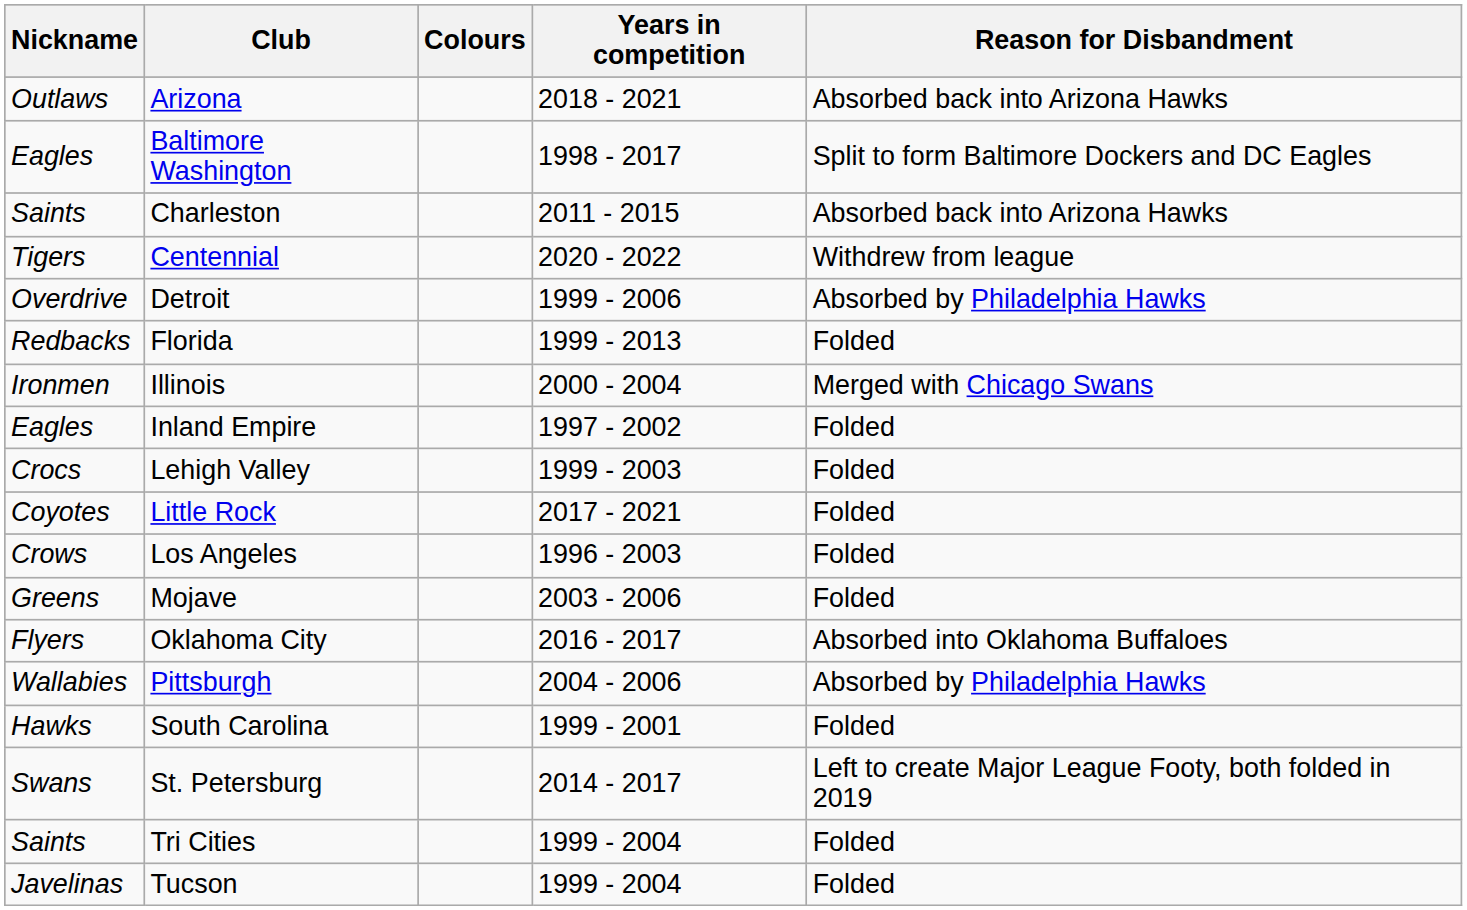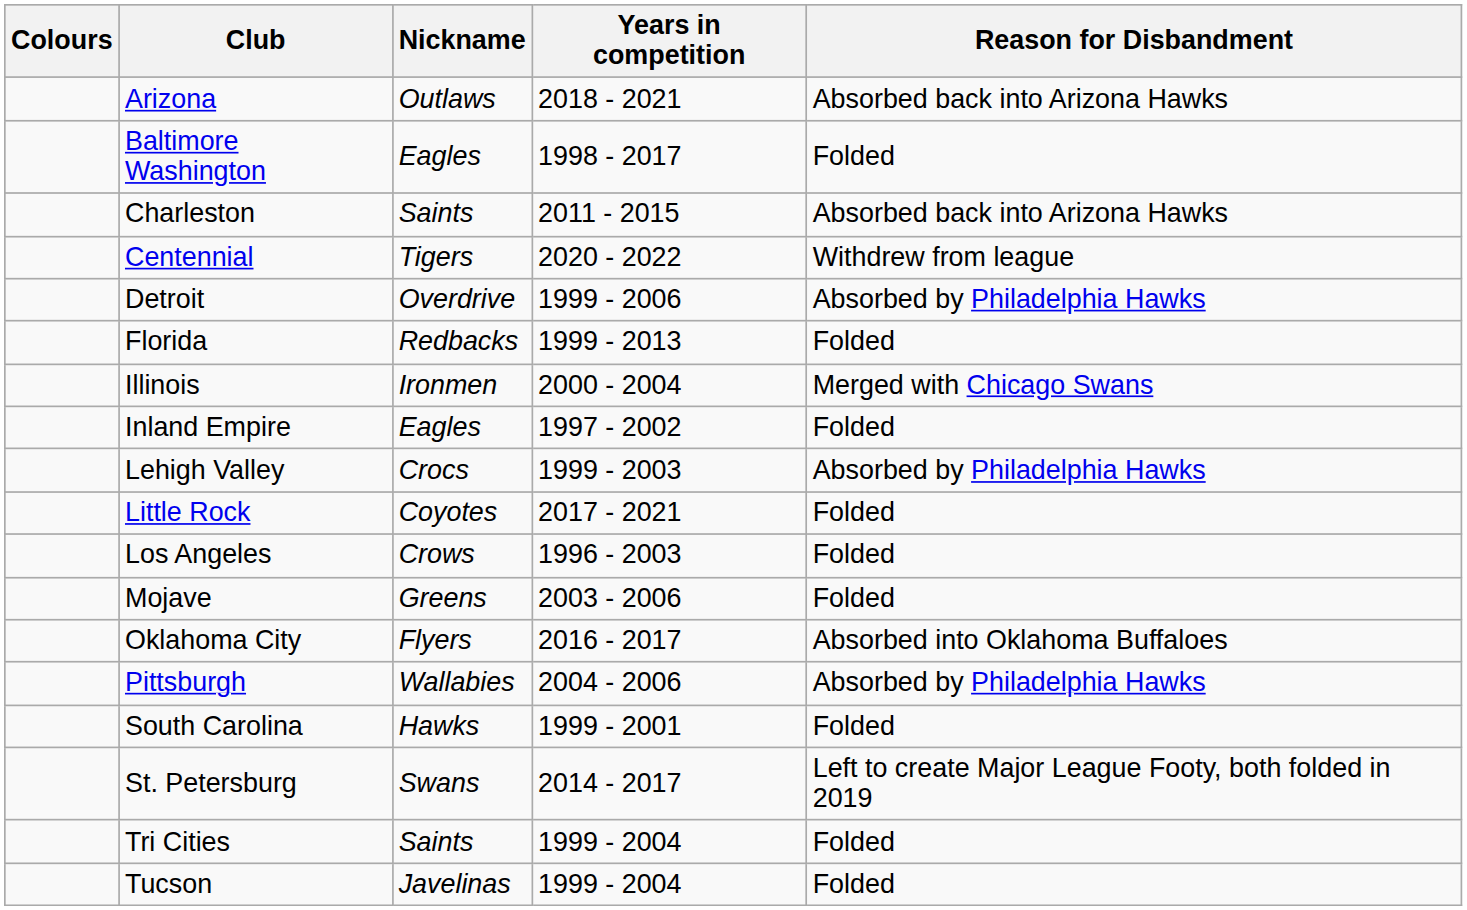columns swapped: (475, 40) <-> (75, 40)
(1092, 156) Split to form Baltimore Dockers and DC Eagles -> (854, 156) Folded
(854, 469) Folded -> (1009, 469) Absorbed by Philadelphia Hawks
